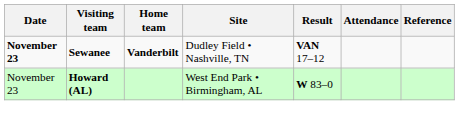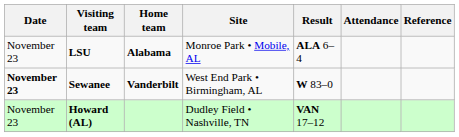+ row: (80, 52)
(218, 52) Dudley Field • Nashville, TN -> (224, 84) West End Park • Birmingham, AL
(310, 52) VAN 17–12 -> (315, 84) W 83–0
(224, 84) West End Park • Birmingham, AL -> (218, 116) Dudley Field • Nashville, TN
(315, 84) W 83–0 -> (310, 116) VAN 17–12
